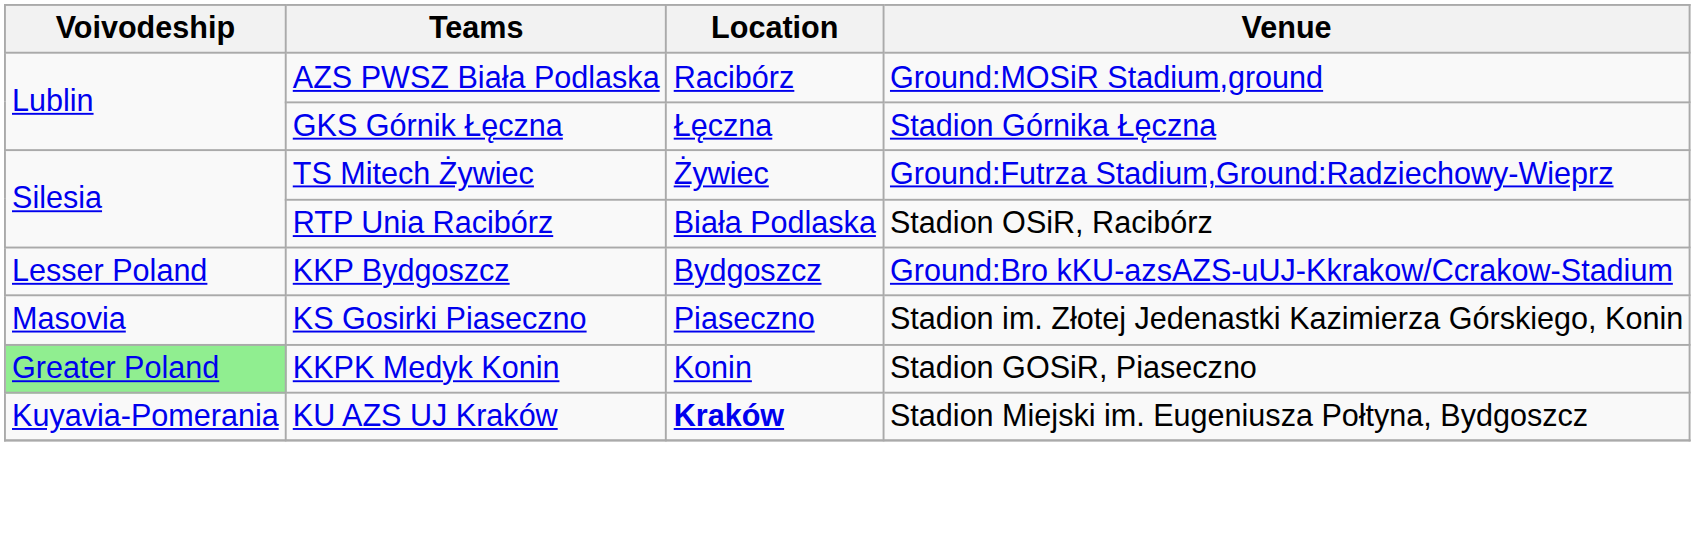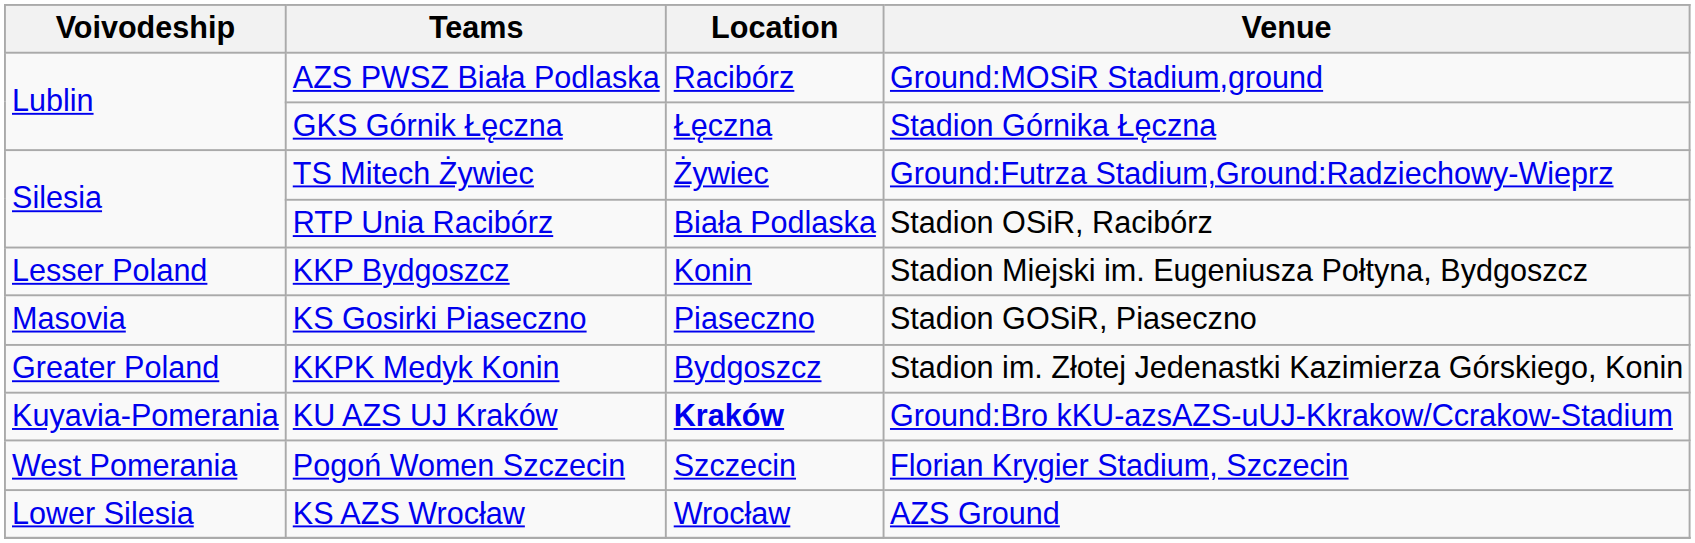(748, 271) Bydgoszcz -> (713, 271) Konin
(1281, 271) Ground:Bro kKU-azsAZS-uUJ-Kkrakow/Ccrakow-Stadium -> (1239, 271) Stadion Miejski im. Eugeniusza Połtyna, Bydgoszcz
(1287, 319) Stadion im. Złotej Jedenastki Kazimierza Górskiego, Konin -> (1073, 319) Stadion GOSiR, Piaseczno
(116, 367) lightgreen background -> (116, 367) no background
(713, 367) Konin -> (748, 367) Bydgoszcz
(1073, 367) Stadion GOSiR, Piaseczno -> (1287, 367) Stadion im. Złotej Jedenastki Kazimierza Górskiego, Konin
(1239, 416) Stadion Miejski im. Eugeniusza Połtyna, Bydgoszcz -> (1281, 416) Ground:Bro kKU-azsAZS-uUJ-Kkrakow/Ccrakow-Stadium
+ row: (459, 464)
+ row: (409, 513)
